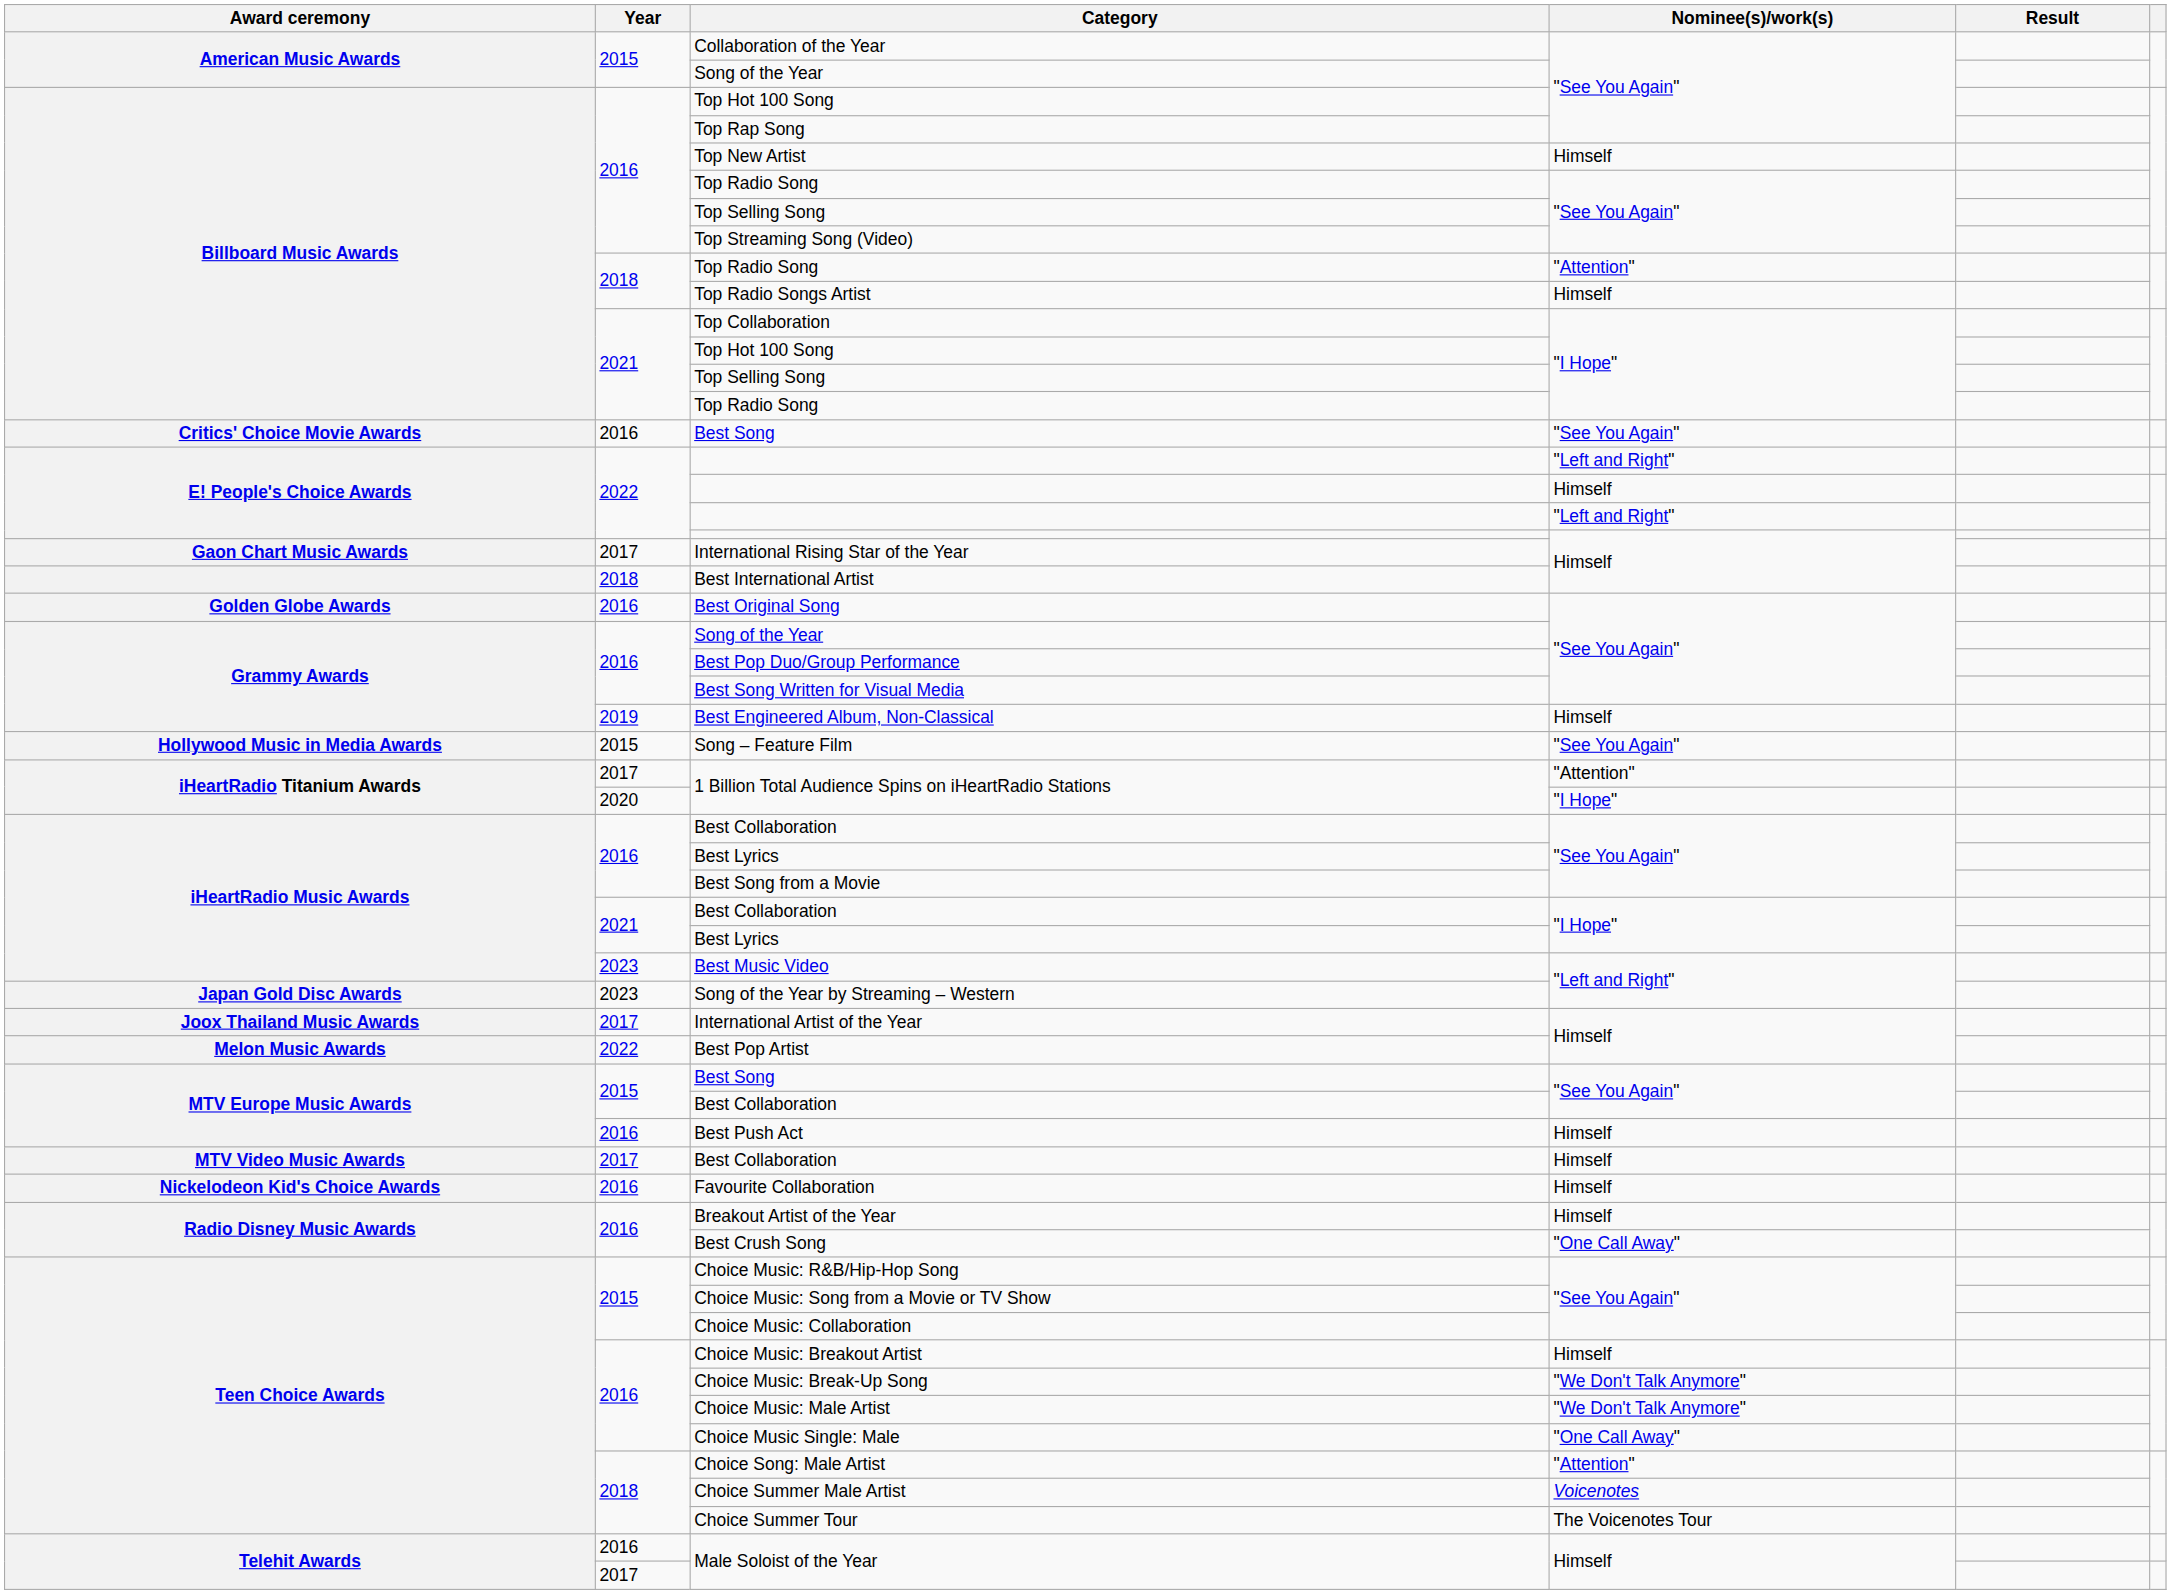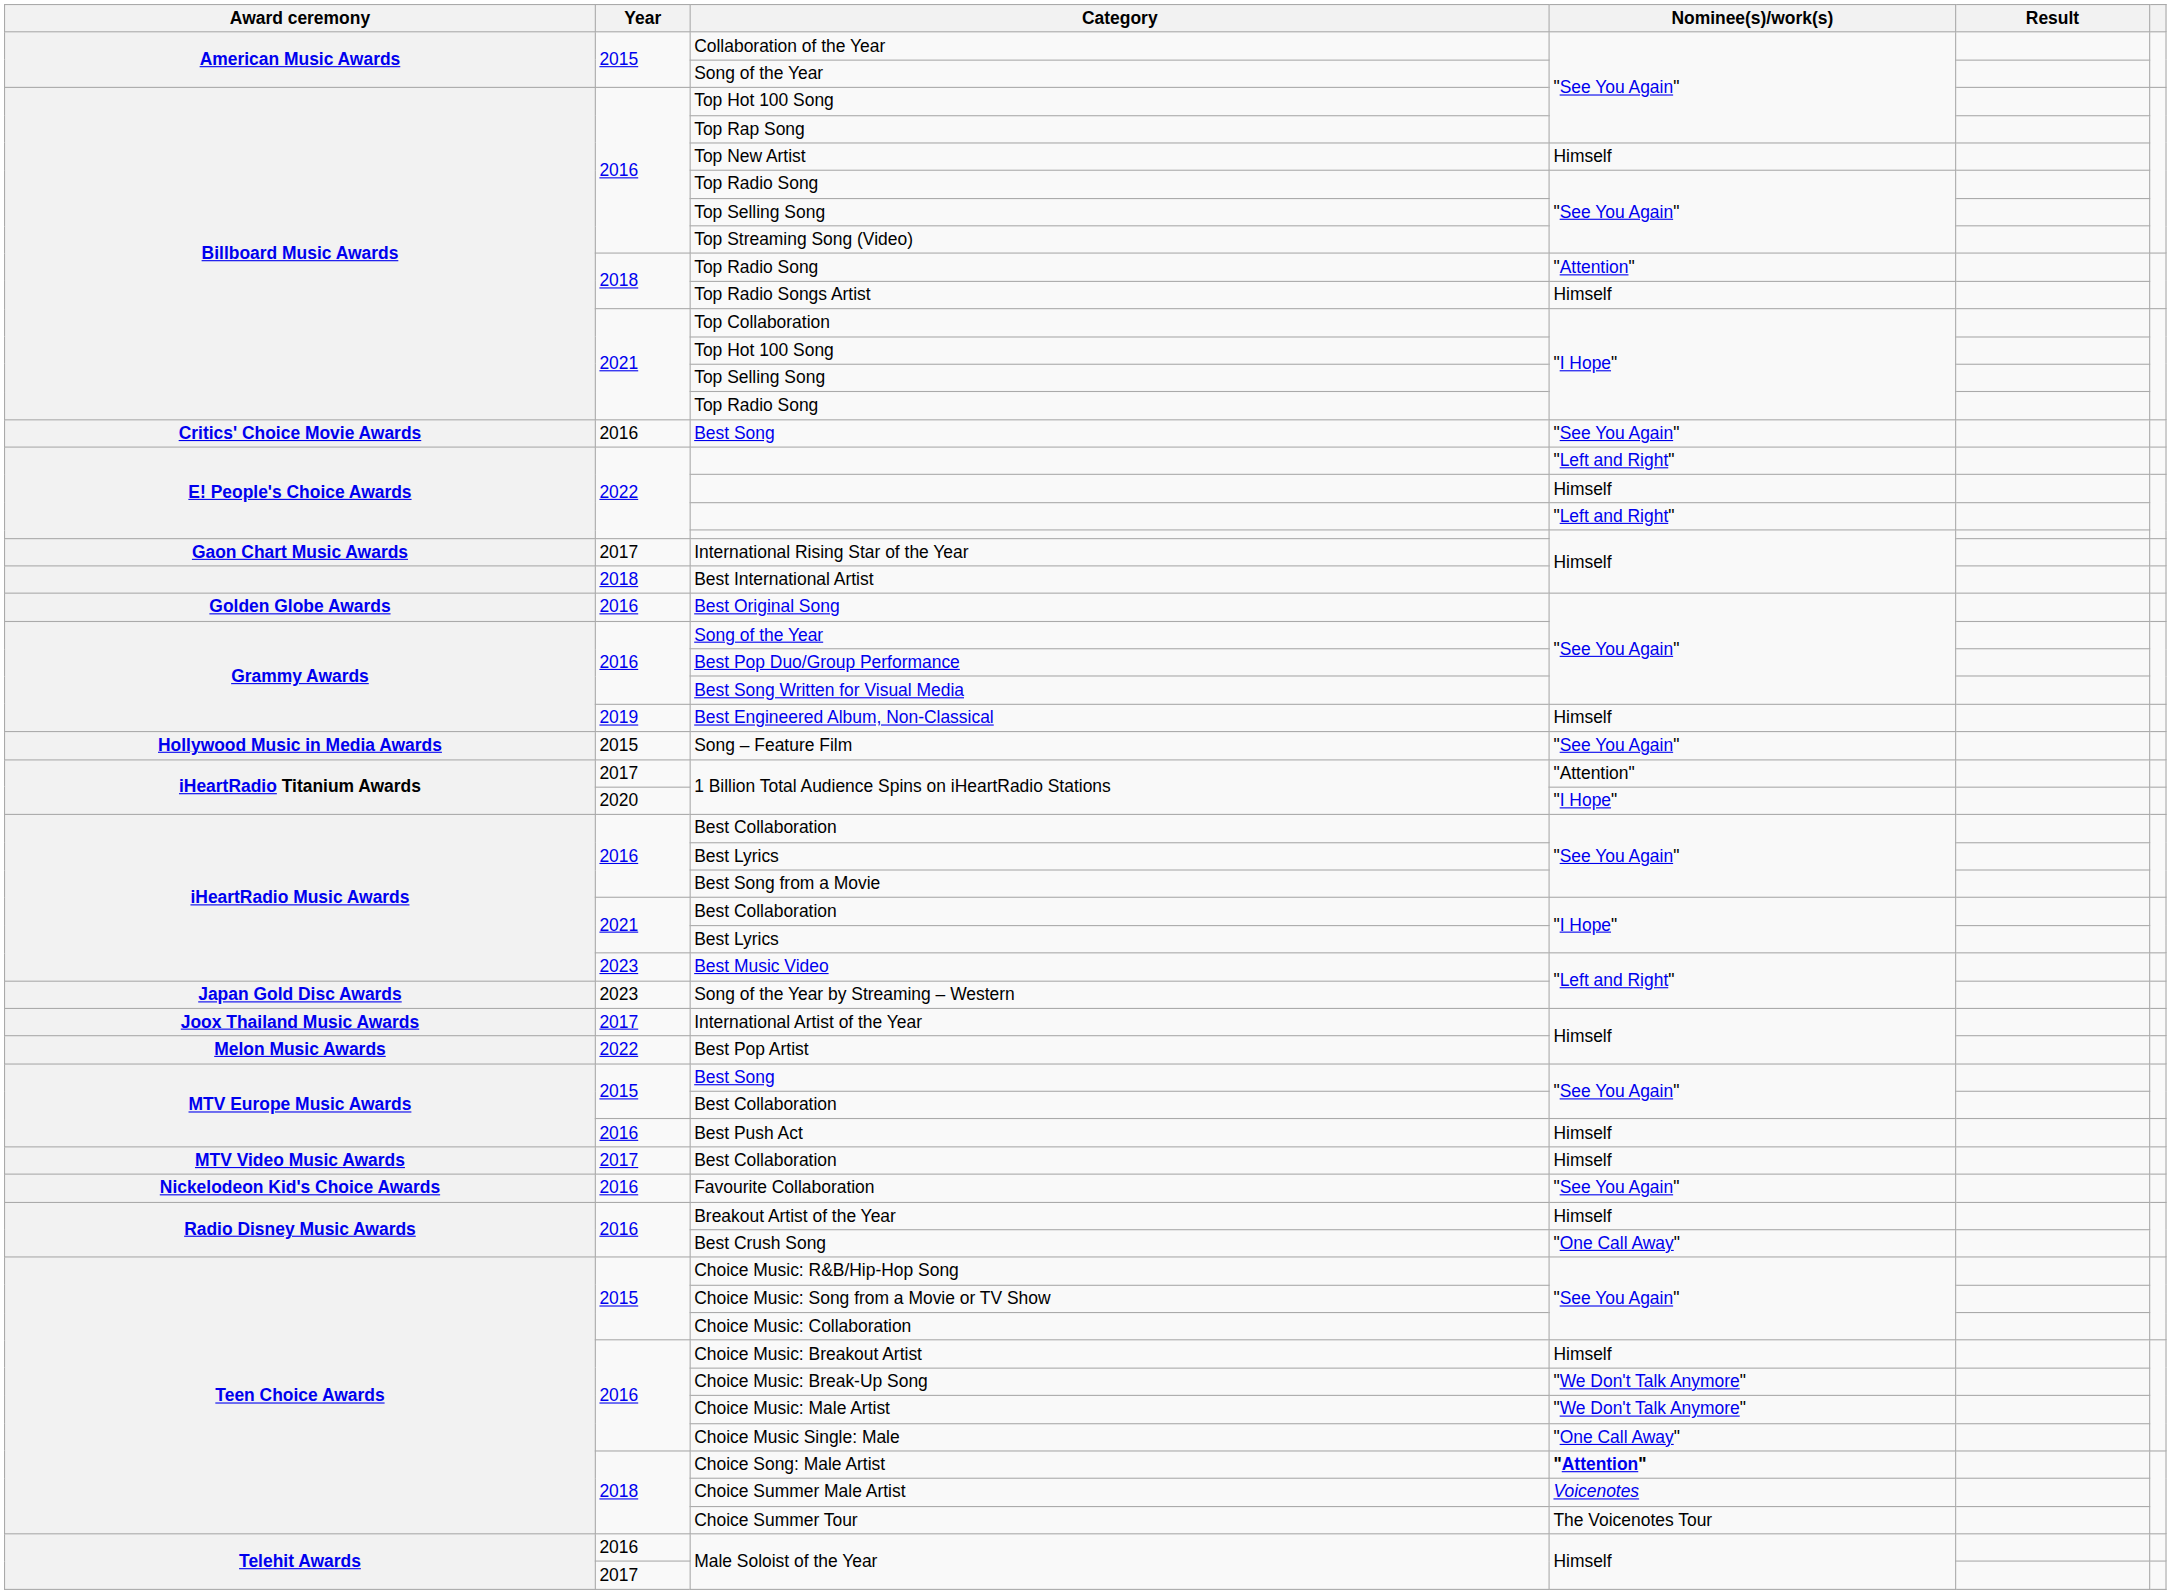(1583, 1188) Himself -> (1616, 1188) "See You Again"
(1594, 1464) normal -> (1600, 1464) bold
